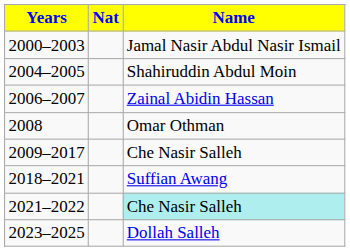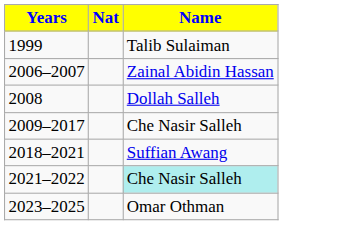+ row: (25, 44)
- row: (47, 44)
- row: (47, 71)
(176, 125) Omar Othman -> (173, 98) Dollah Salleh
(173, 233) Dollah Salleh -> (176, 206) Omar Othman
